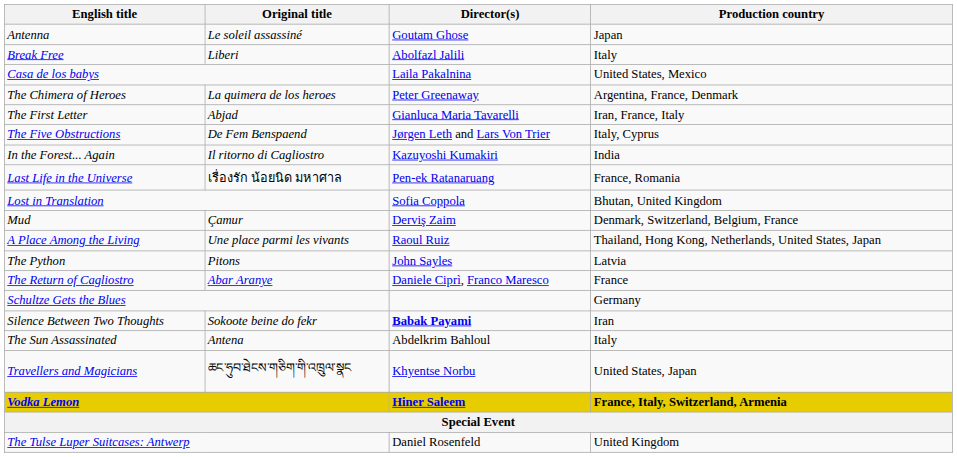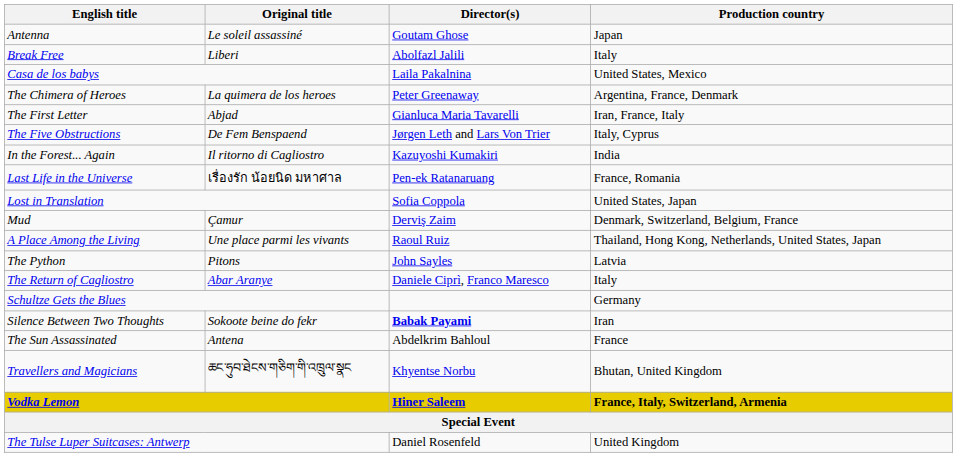(658, 200) Bhutan, United Kingdom -> (645, 200) United States, Japan
(611, 280) France -> (605, 280) Italy
(605, 340) Italy -> (611, 340) France
(645, 371) United States, Japan -> (658, 371) Bhutan, United Kingdom
